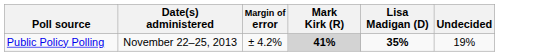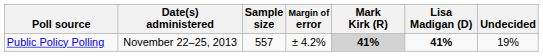+ column: (264, 19)
(397, 42) 35% -> (441, 42) 41%
